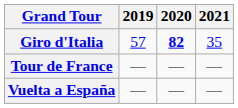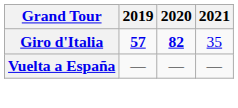(138, 41) normal -> (138, 41) bold
- row: (62, 66)
